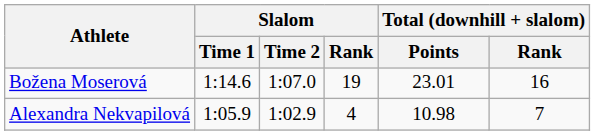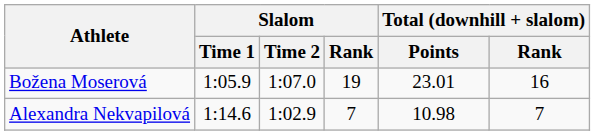(227, 83) 1:14.6 -> (227, 83) 1:05.9
(227, 114) 1:05.9 -> (227, 114) 1:14.6
(351, 114) 4 -> (351, 114) 7
